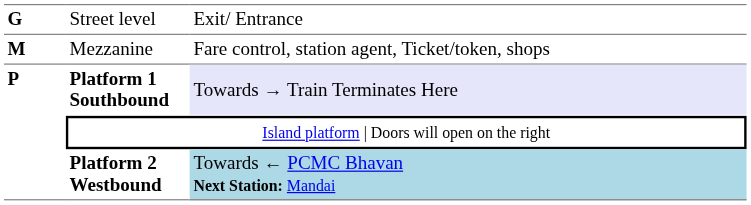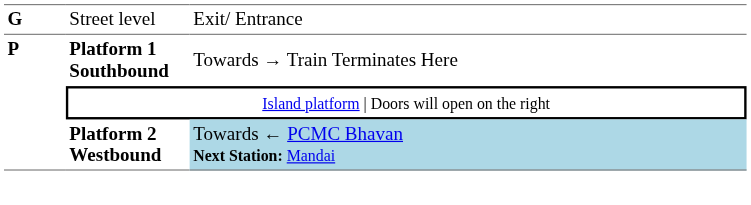- row: (111, 49)
(326, 89) lavender background -> (326, 59) no background
